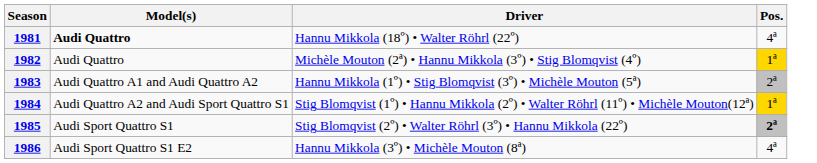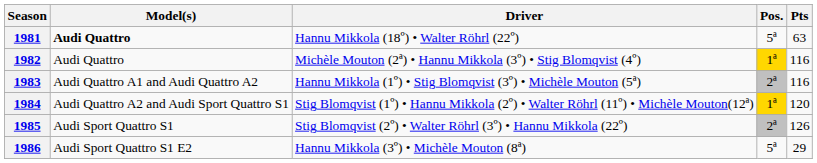+ column: (800, 15)
(772, 37) 4ª -> (772, 37) 5ª
(772, 125) bold -> (772, 125) normal
(772, 148) 4ª -> (772, 148) 5ª
